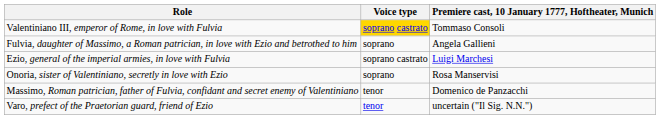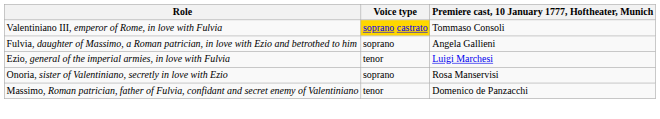(395, 59) soprano castrato -> (373, 59) tenor
- row: (110, 106)
